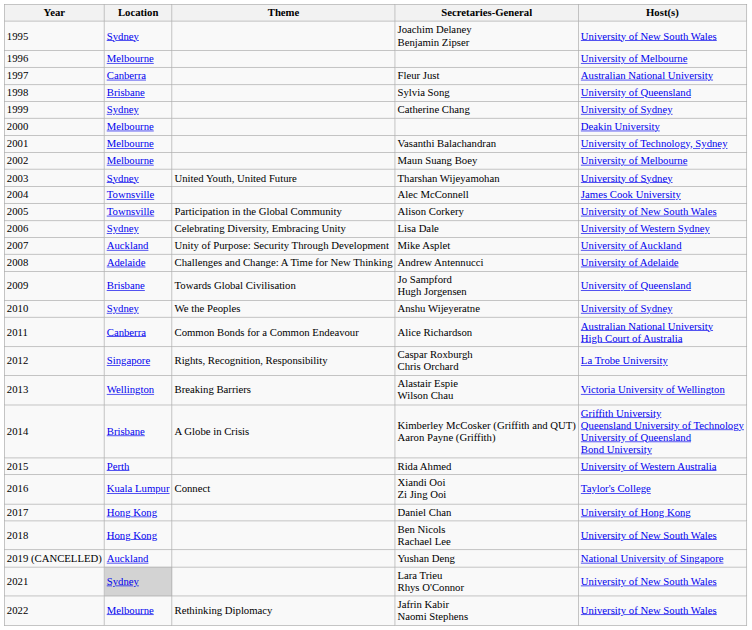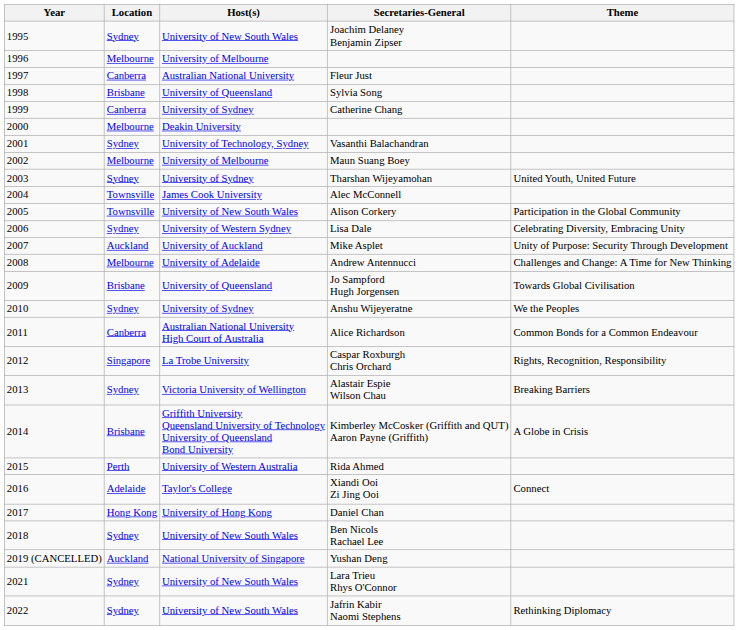columns swapped: (662, 13) <-> (284, 13)
(123, 110) Sydney -> (126, 110) Canberra
(130, 144) Melbourne -> (123, 144) Sydney
(126, 263) Adelaide -> (130, 263) Melbourne
(130, 390) Wellington -> (123, 390) Sydney
(138, 489) Kuala Lumpur -> (126, 489) Adelaide
(132, 535) Hong Kong -> (123, 535) Sydney
(123, 581) lightgrey background -> (123, 581) no background
(130, 610) Melbourne -> (123, 610) Sydney
